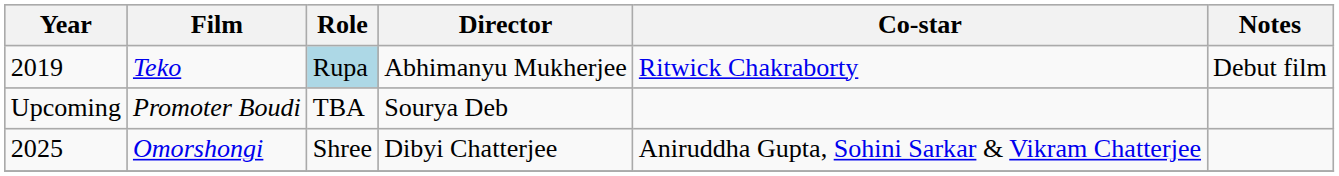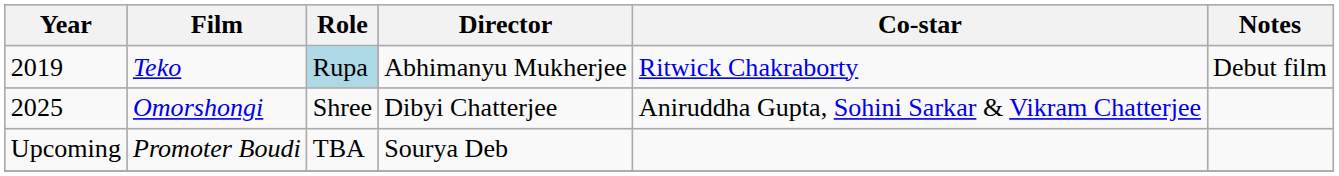rows swapped: (198, 149) <-> (217, 107)
